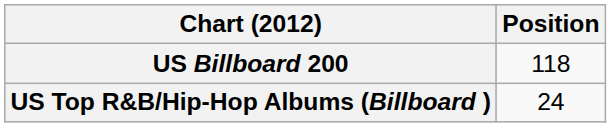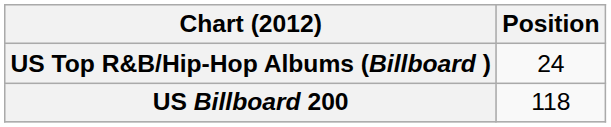rows swapped: (251, 63) <-> (251, 102)
